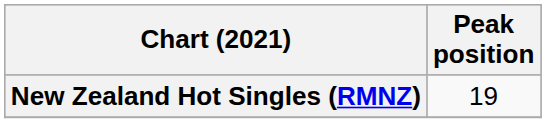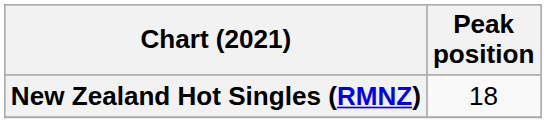(484, 95) 19 -> (484, 95) 18
